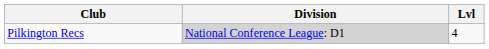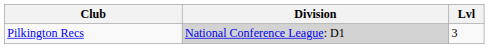(455, 33) 4 -> (455, 33) 3
